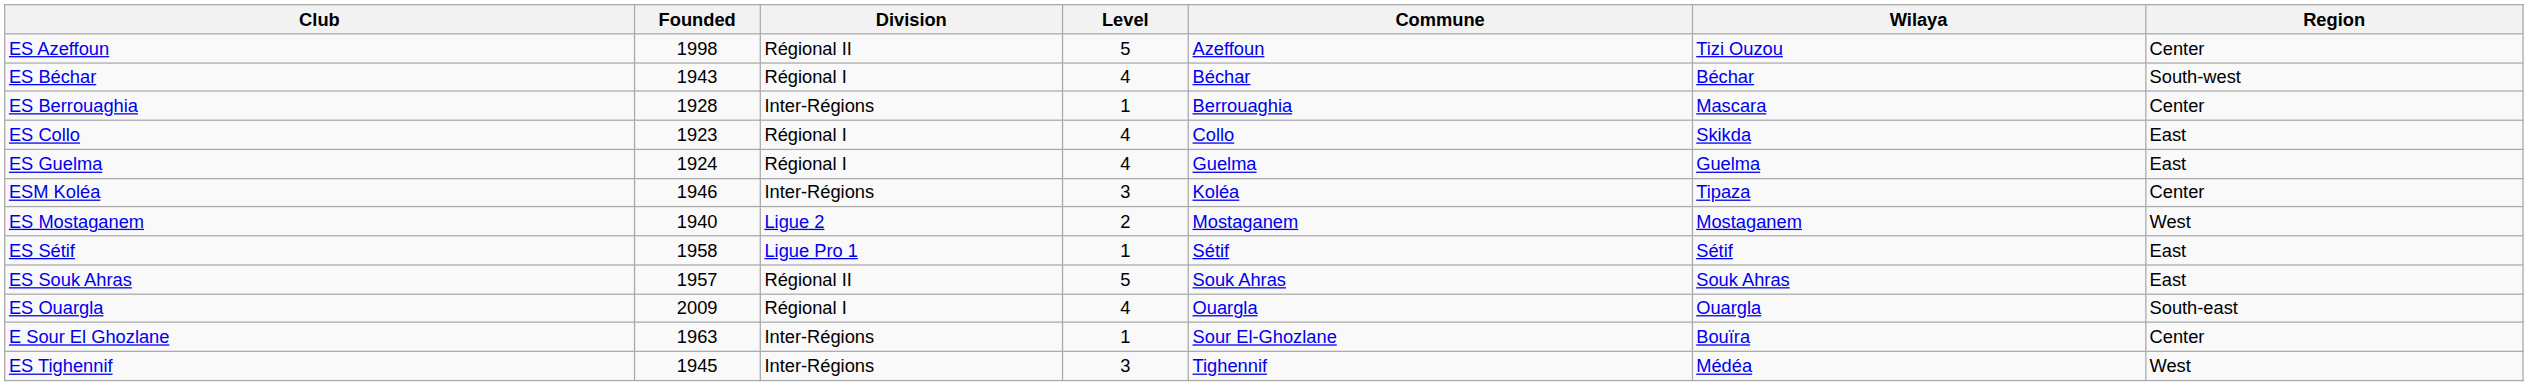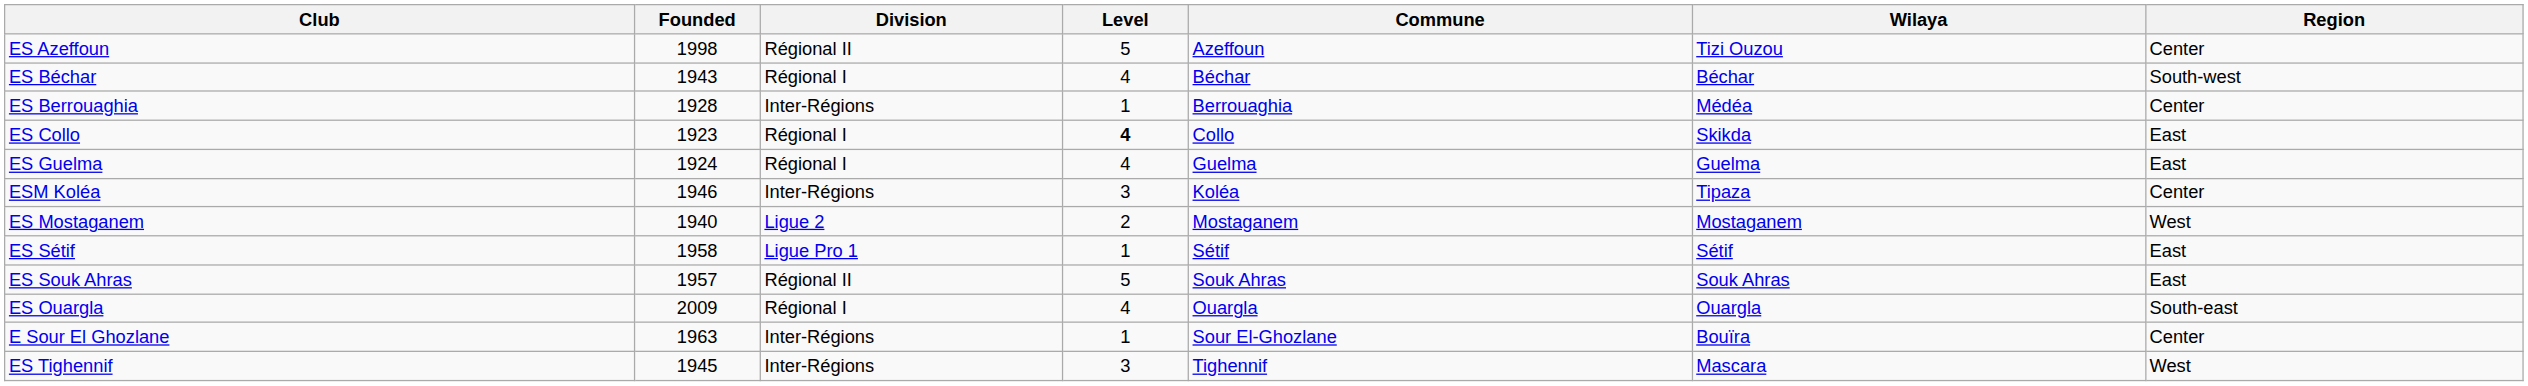(1731, 106) Mascara -> (1724, 106) Médéa
(1125, 135) normal -> (1125, 135) bold
(1724, 366) Médéa -> (1731, 366) Mascara
